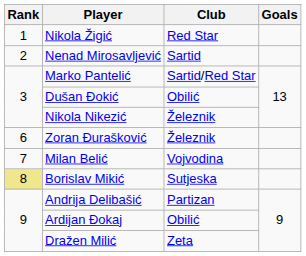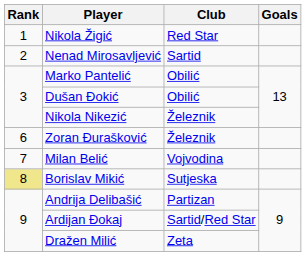(211, 76) Sartid/Red Star -> (183, 76) Obilić
(183, 220) Obilić -> (211, 220) Sartid/Red Star
